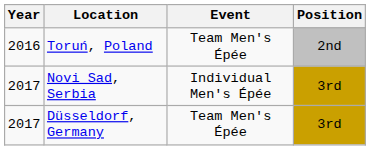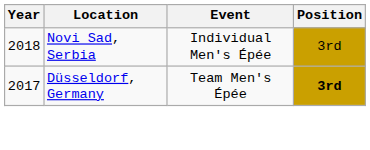- row: (100, 47)
(24, 86) 2017 -> (24, 47) 2018
(329, 125) normal -> (329, 86) bold
